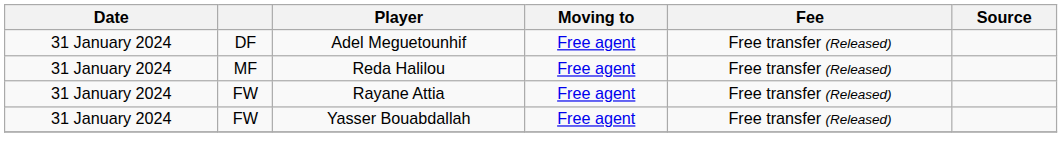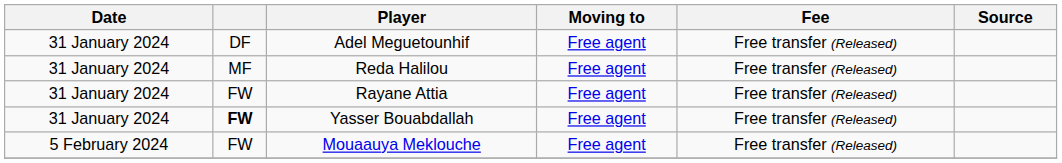(245, 119) normal -> (240, 119) bold
+ row: (402, 144)
